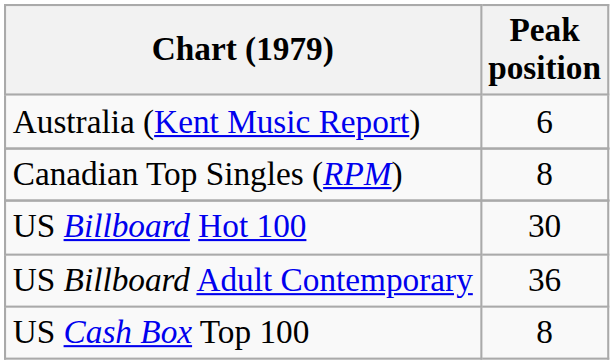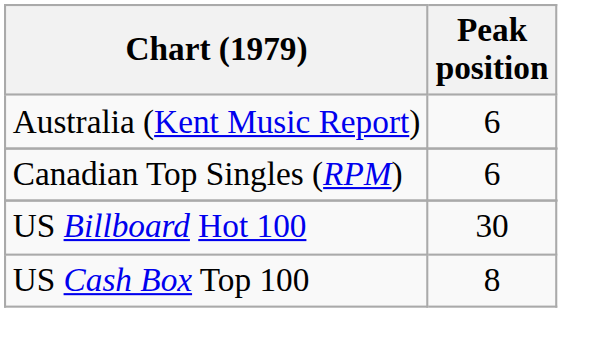(545, 173) 8 -> (492, 173) 6
- row: (243, 279)
